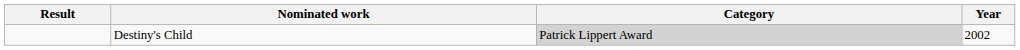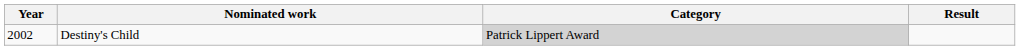columns swapped: (988, 14) <-> (58, 14)
